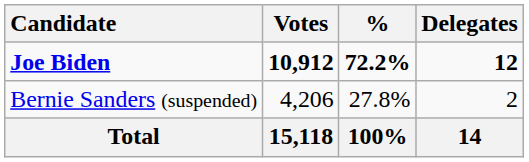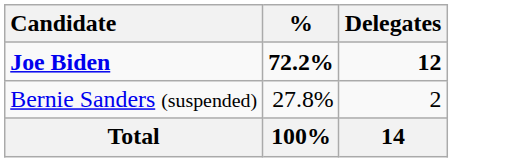- column: (301, 23)
